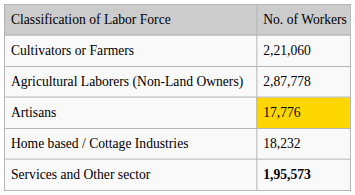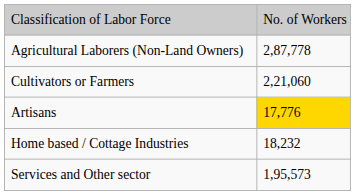rows swapped: (71, 50) <-> (125, 81)
(285, 174) bold -> (285, 174) normal
